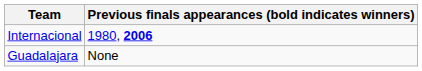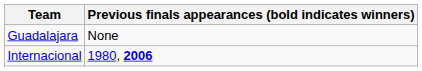rows swapped: (43, 55) <-> (44, 35)
